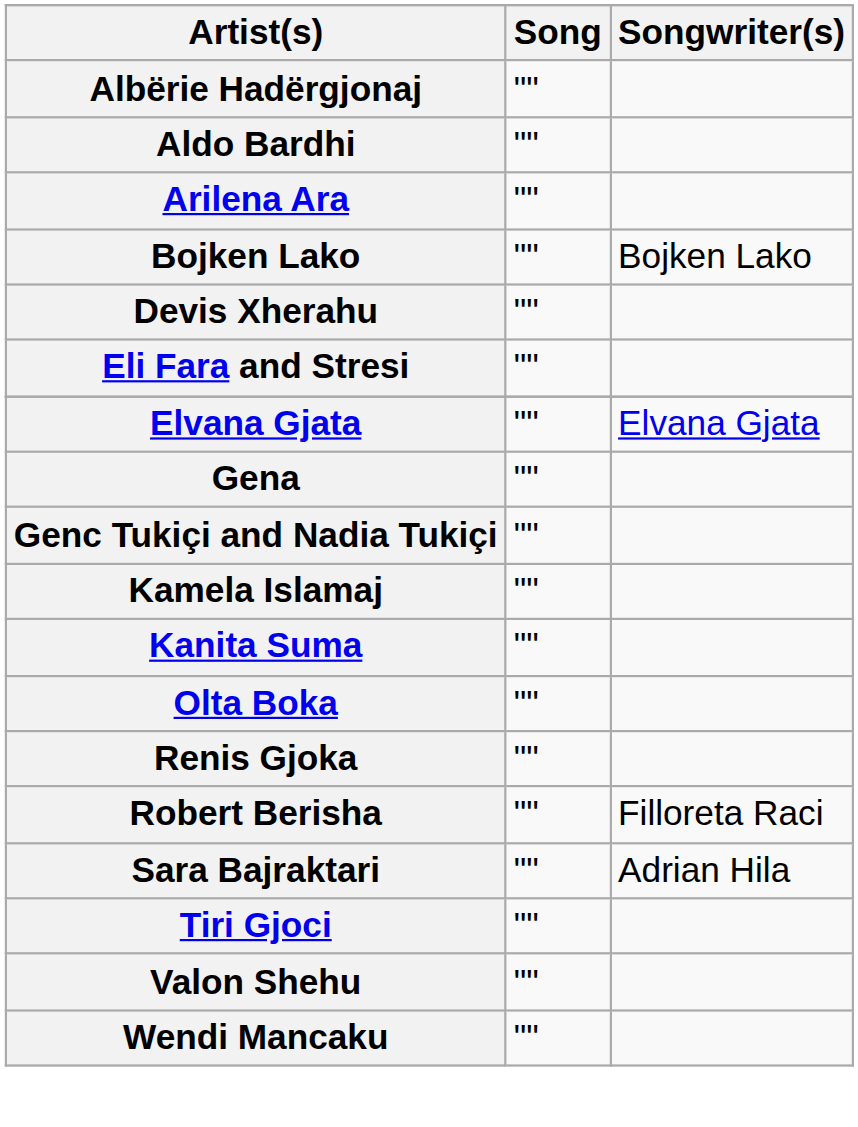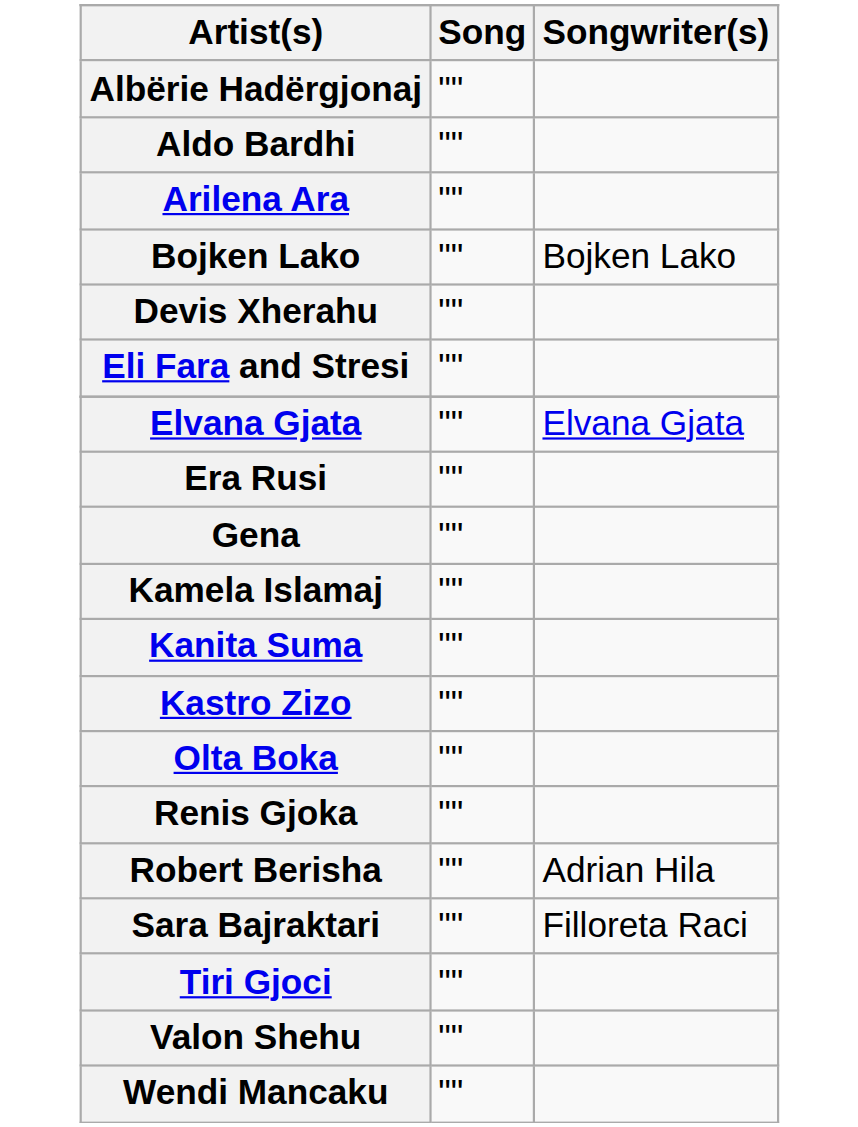+ row: (256, 479)
- row: (256, 534)
+ row: (256, 702)
(721, 813) Filloreta Raci -> (629, 869) Adrian Hila
(704, 869) Adrian Hila -> (645, 925) Filloreta Raci
